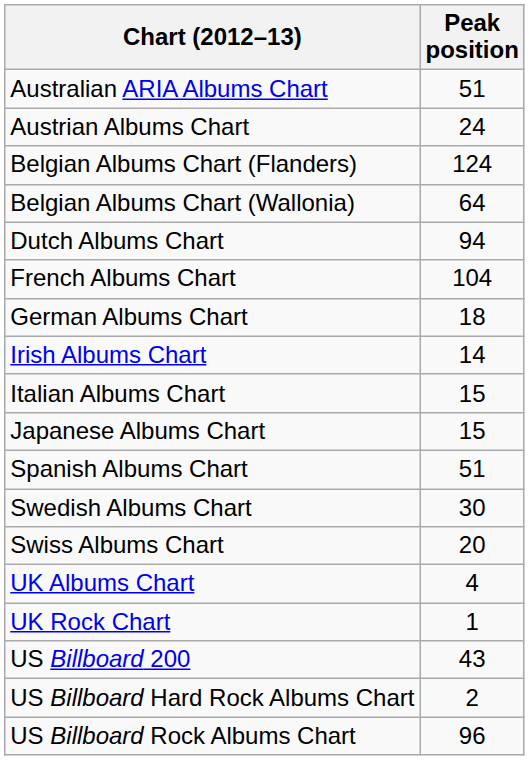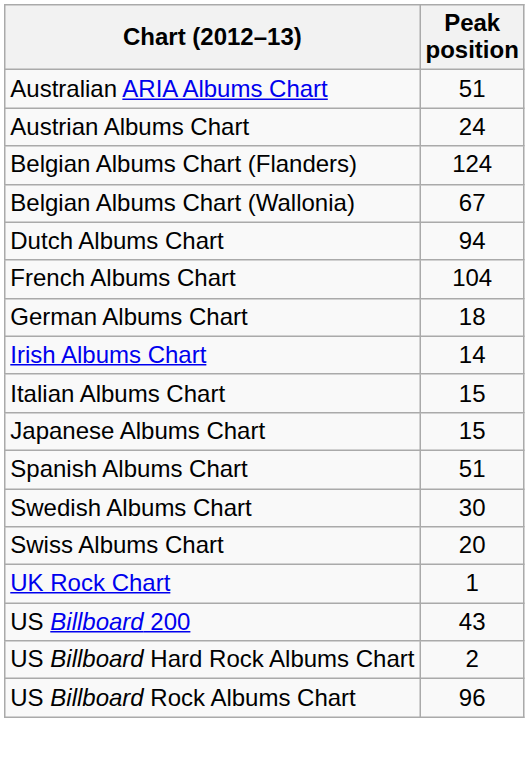(472, 202) 64 -> (472, 202) 67
- row: (102, 583)
